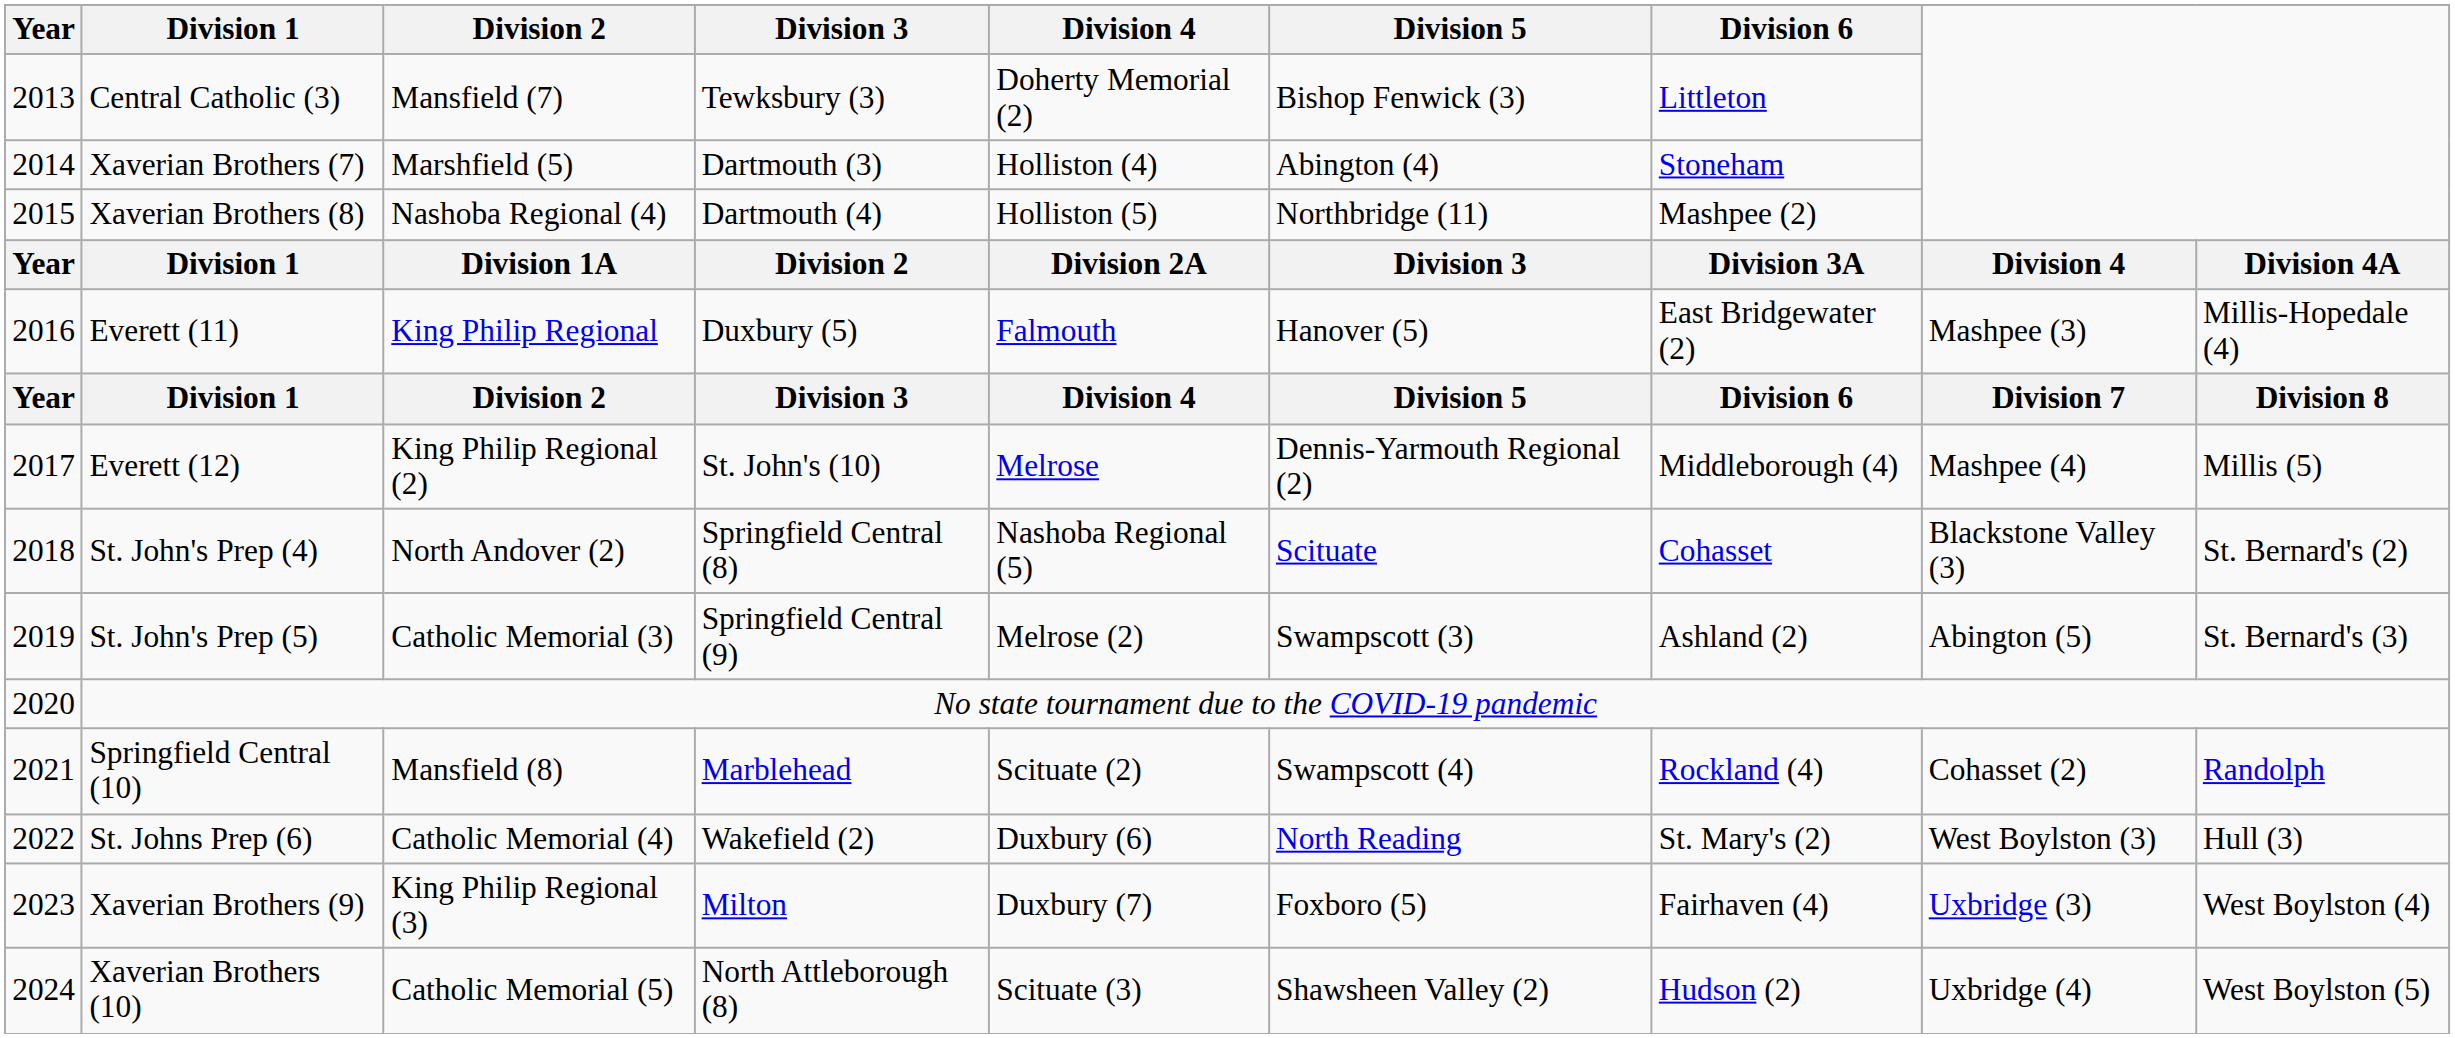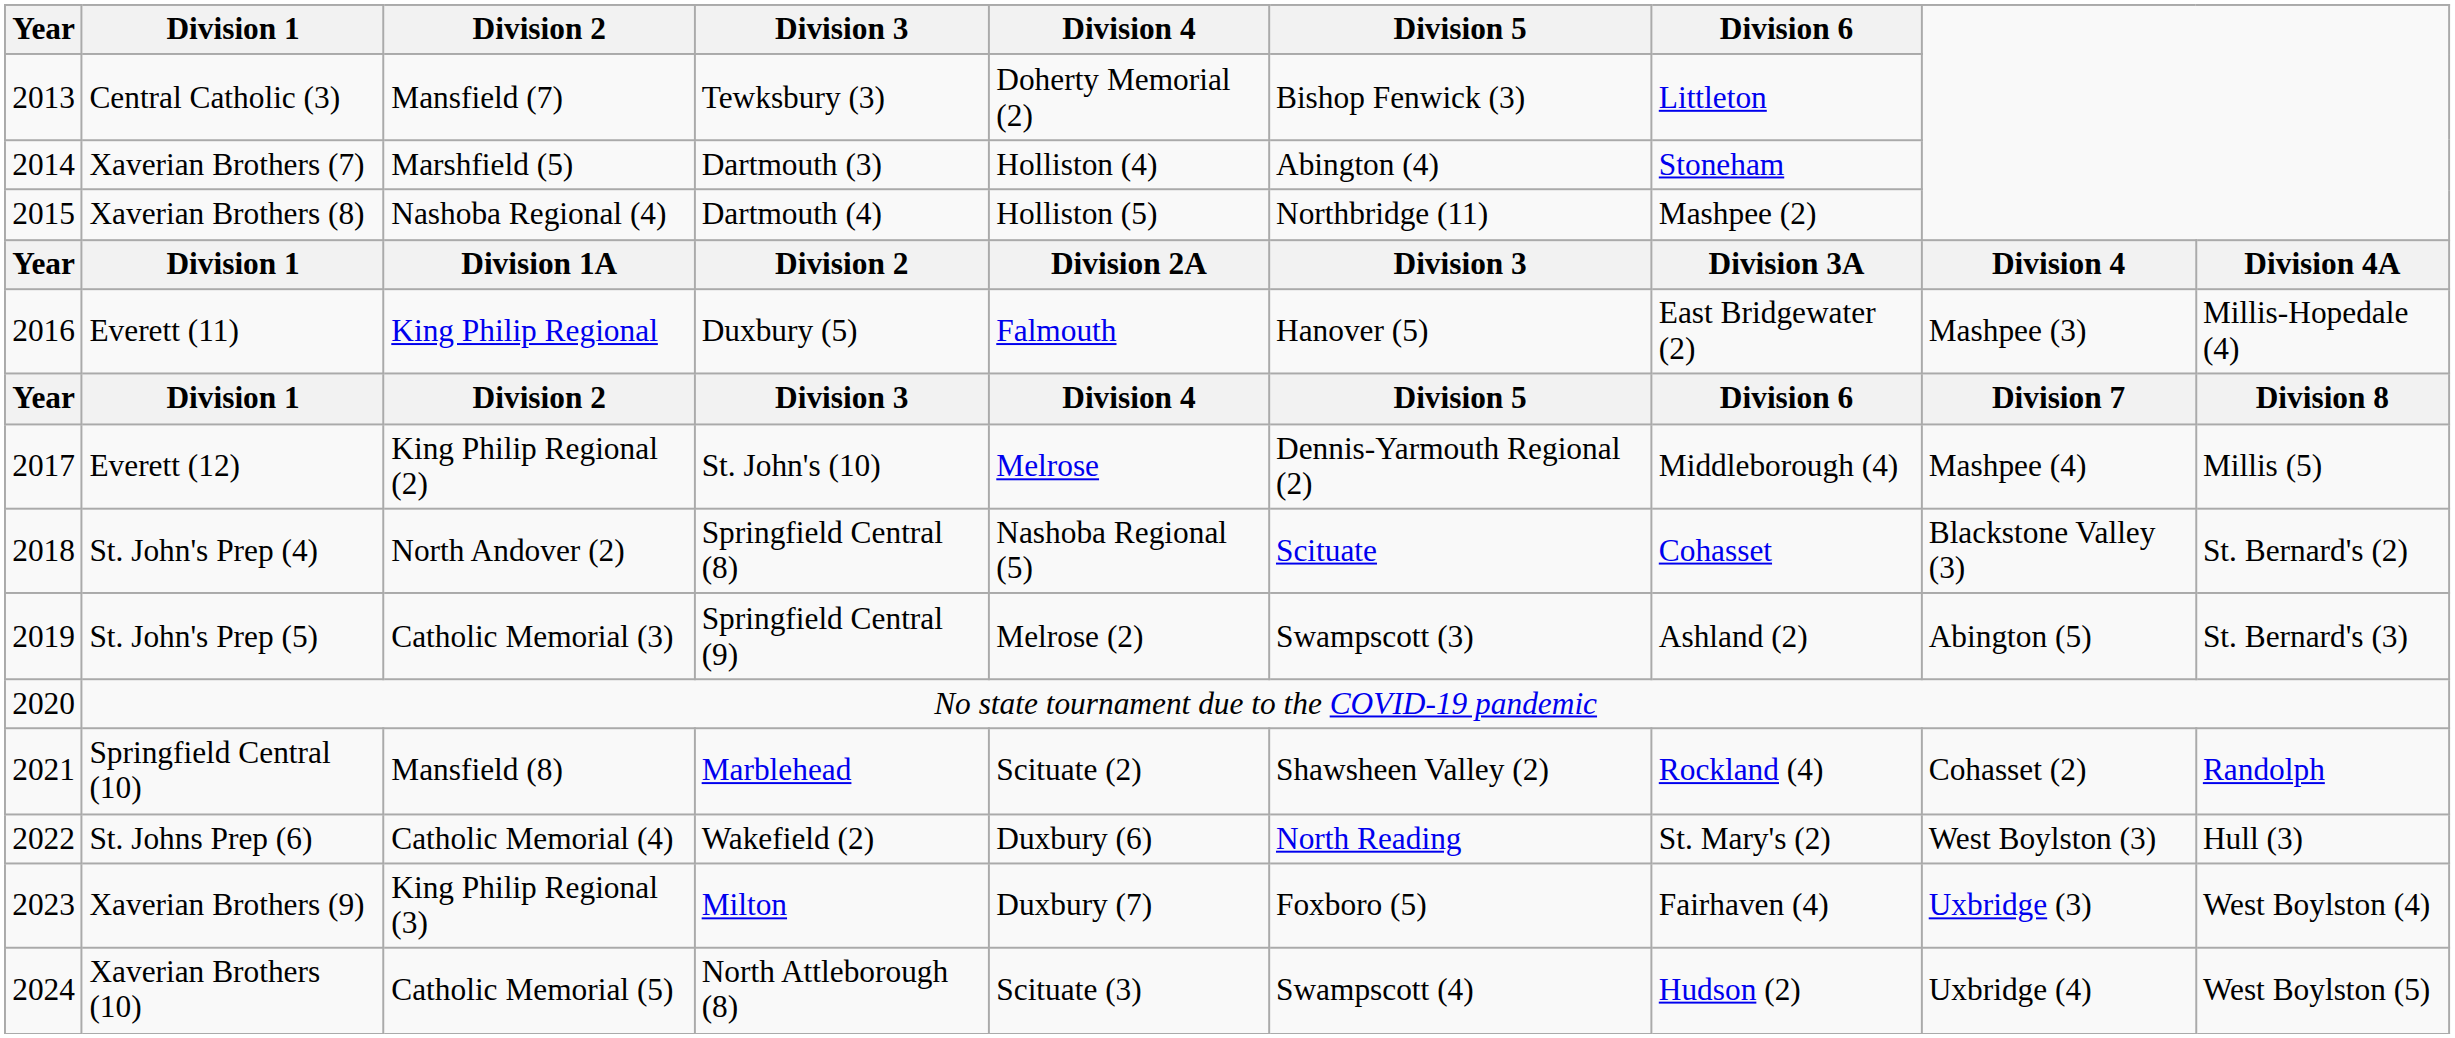(1375, 770) Swampscott (4) -> (1412, 770) Shawsheen Valley (2)
(1412, 990) Shawsheen Valley (2) -> (1375, 990) Swampscott (4)
